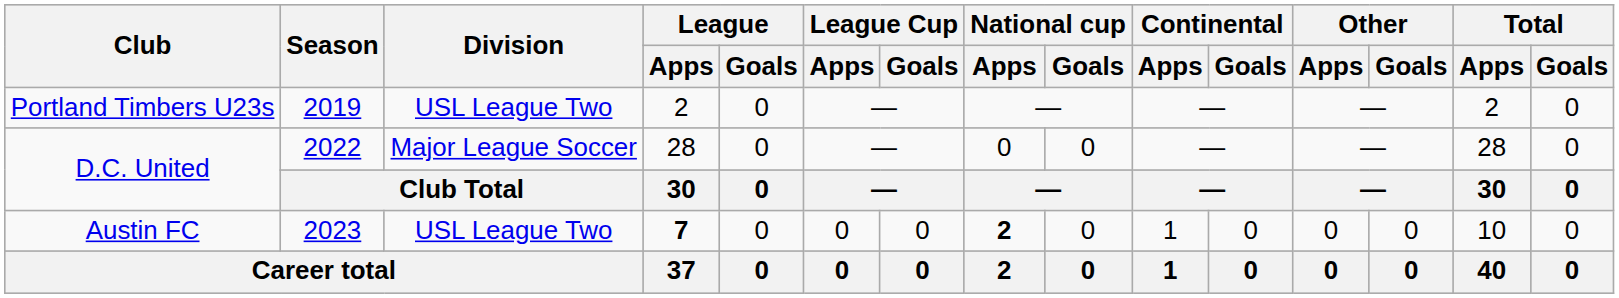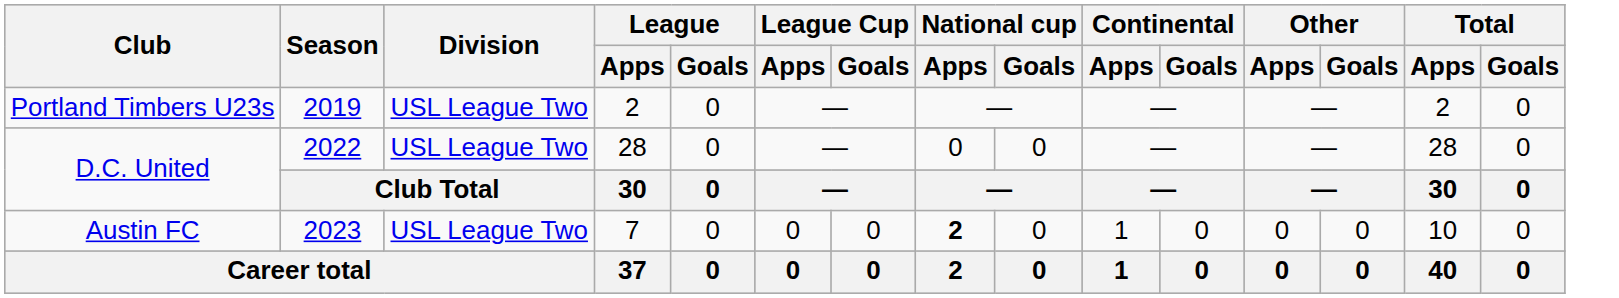(514, 148) Major League Soccer -> (489, 148) USL League Two
(681, 230) bold -> (632, 230) normal
